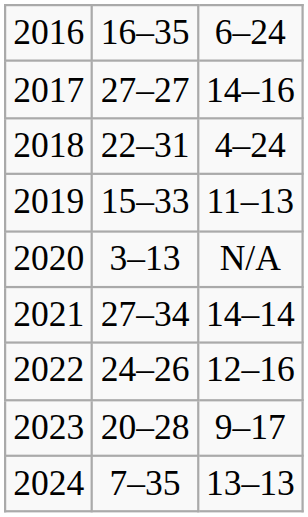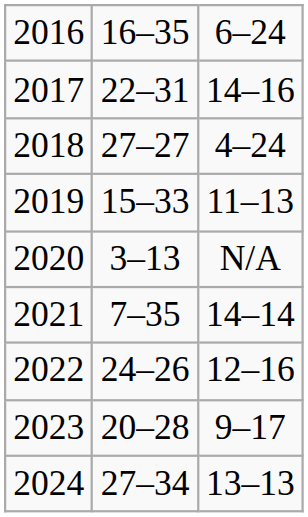(145, 88) 27–27 -> (145, 88) 22–31
(145, 145) 22–31 -> (145, 145) 27–27
(145, 314) 27–34 -> (145, 314) 7–35
(145, 483) 7–35 -> (145, 483) 27–34
